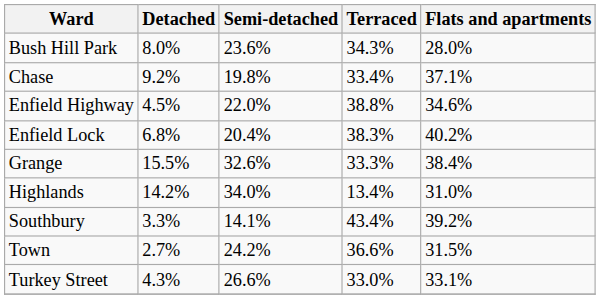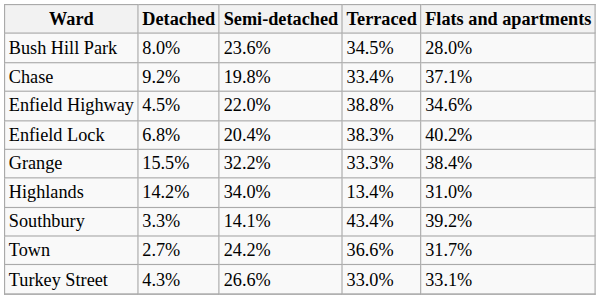(370, 47) 34.3% -> (370, 47) 34.5%
(247, 163) 32.6% -> (247, 163) 32.2%
(449, 250) 31.5% -> (449, 250) 31.7%
